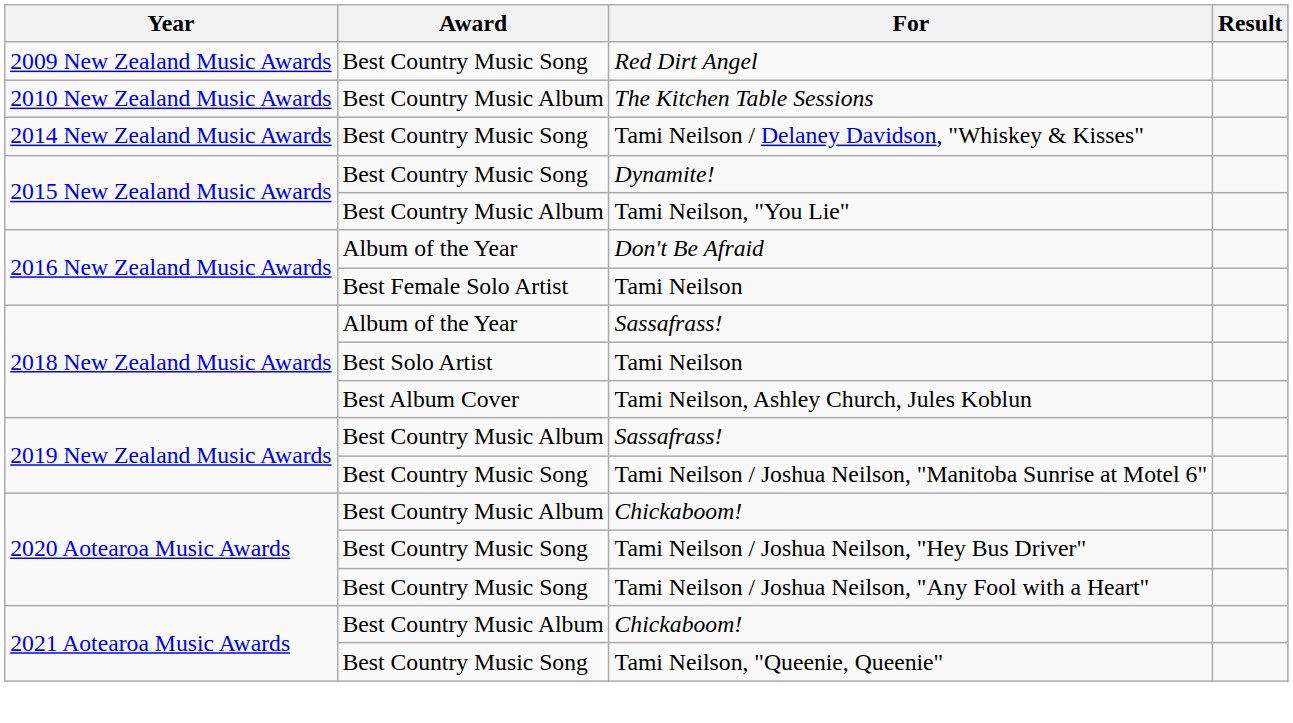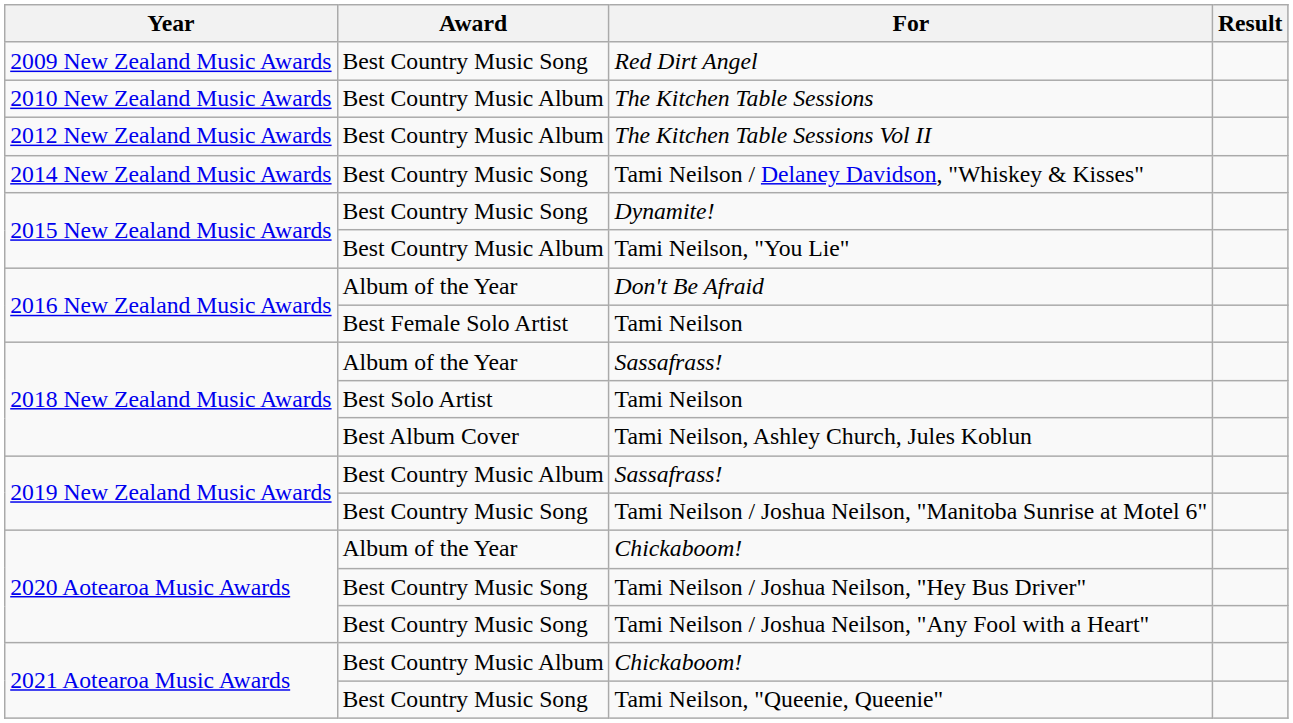+ row: (171, 135)
(473, 511) Best Country Music Album -> (430, 549) Album of the Year
